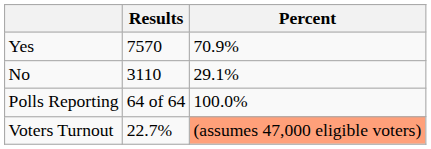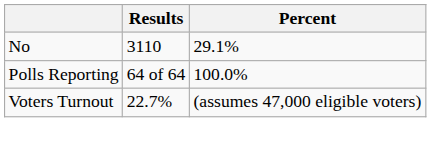- row: (21, 46)
(307, 130) lightsalmon background -> (307, 102) no background
